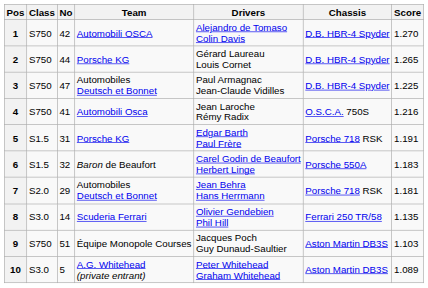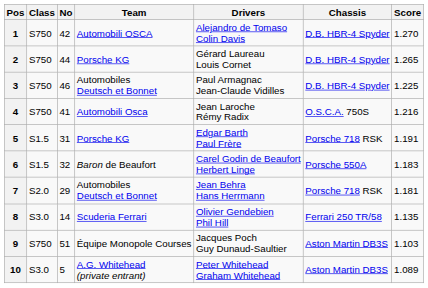(65, 86) 47 -> (65, 86) 46
